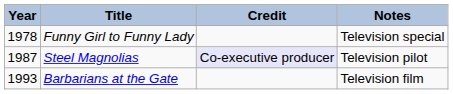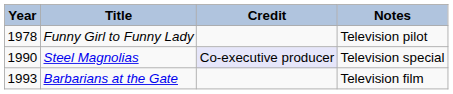(392, 36) Television special -> (384, 36) Television pilot
(22, 58) 1987 -> (22, 58) 1990
(384, 58) Television pilot -> (392, 58) Television special
